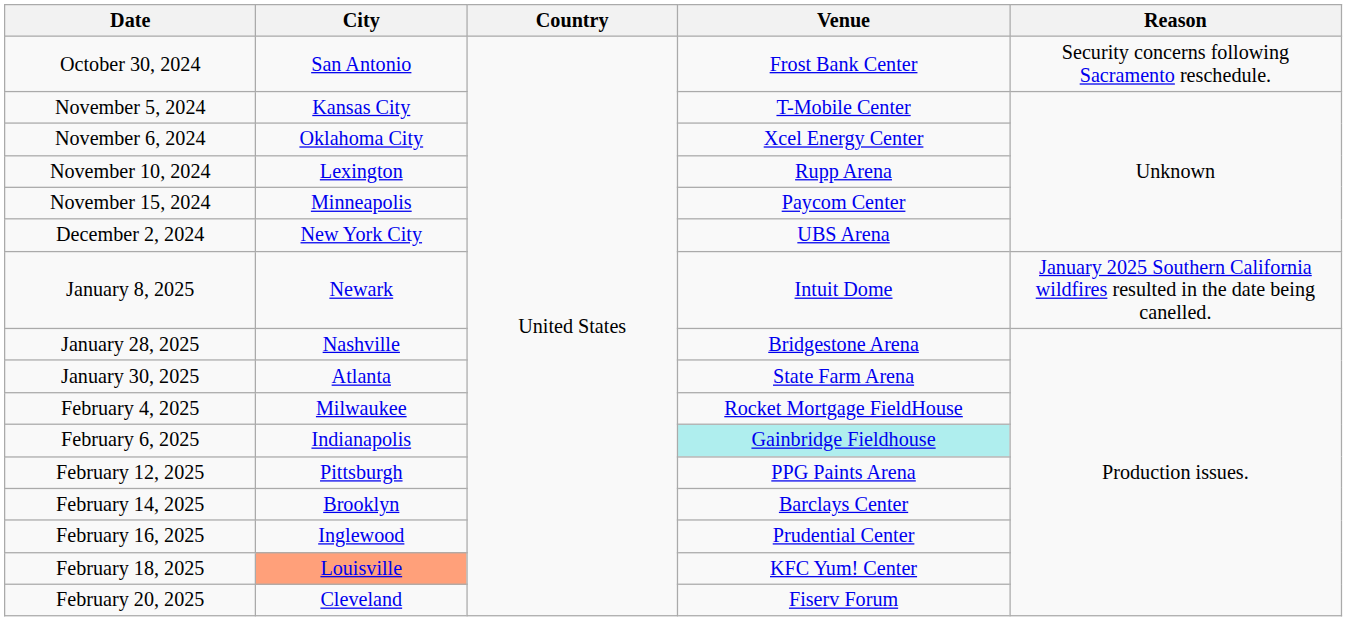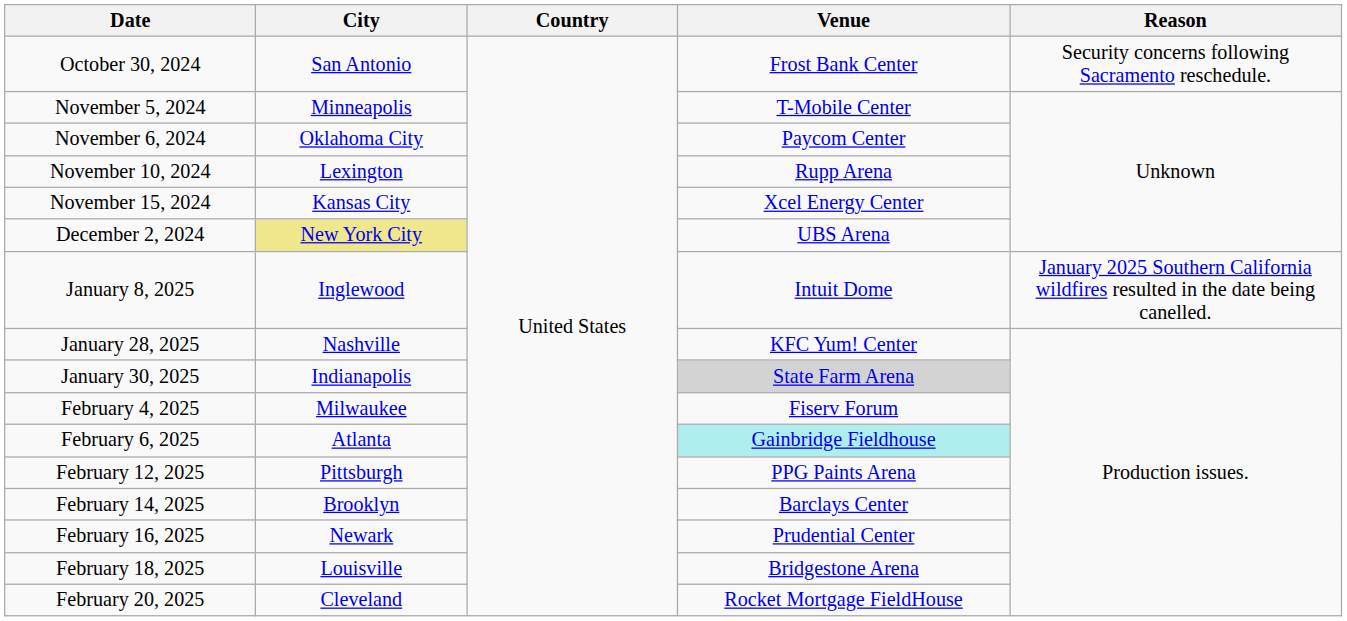(361, 107) Kansas City -> (361, 107) Minneapolis
(844, 139) Xcel Energy Center -> (844, 139) Paycom Center
(361, 203) Minneapolis -> (361, 203) Kansas City
(844, 203) Paycom Center -> (844, 203) Xcel Energy Center
(361, 235) no background -> (361, 235) khaki background
(361, 289) Newark -> (361, 289) Inglewood
(844, 344) Bridgestone Arena -> (844, 344) KFC Yum! Center
(361, 376) Atlanta -> (361, 376) Indianapolis
(844, 376) no background -> (844, 376) lightgrey background
(844, 408) Rocket Mortgage FieldHouse -> (844, 408) Fiserv Forum
(361, 440) Indianapolis -> (361, 440) Atlanta
(361, 536) Inglewood -> (361, 536) Newark
(361, 568) lightsalmon background -> (361, 568) no background
(844, 568) KFC Yum! Center -> (844, 568) Bridgestone Arena
(844, 600) Fiserv Forum -> (844, 600) Rocket Mortgage FieldHouse
